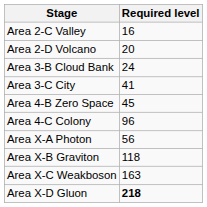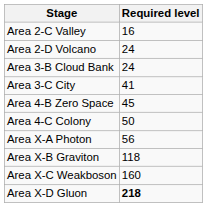(128, 49) 20 -> (128, 49) 24
(128, 121) 96 -> (128, 121) 50
(131, 175) 163 -> (131, 175) 160
